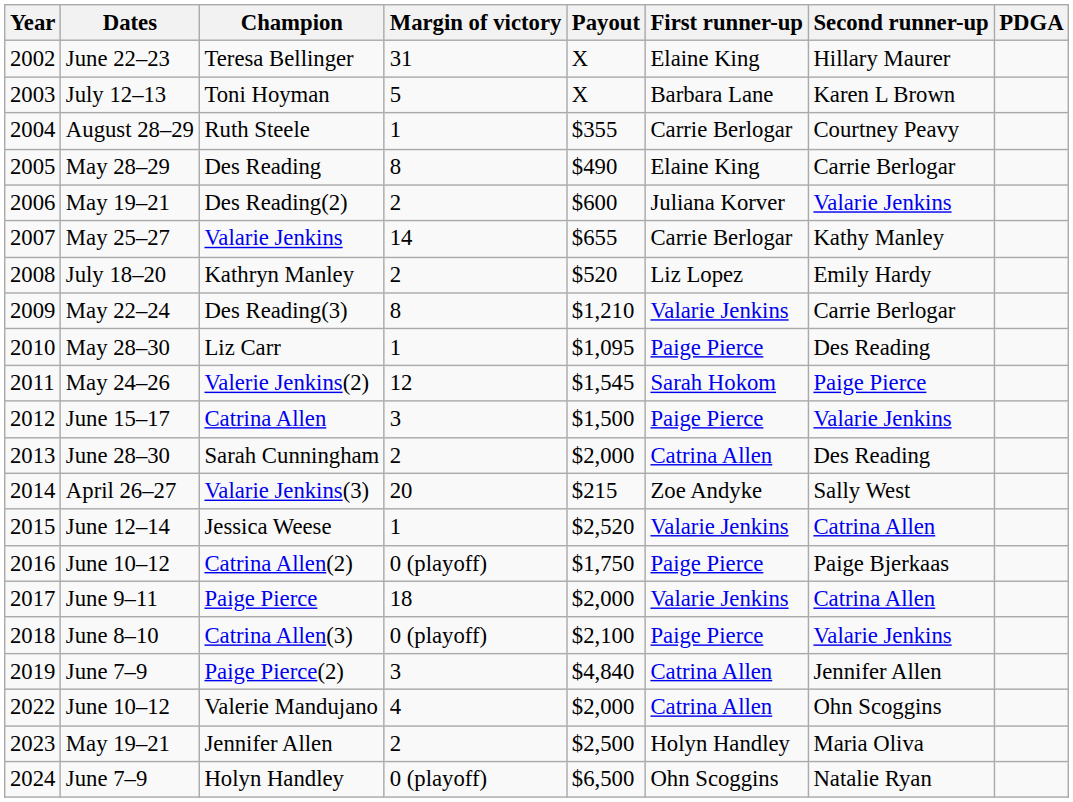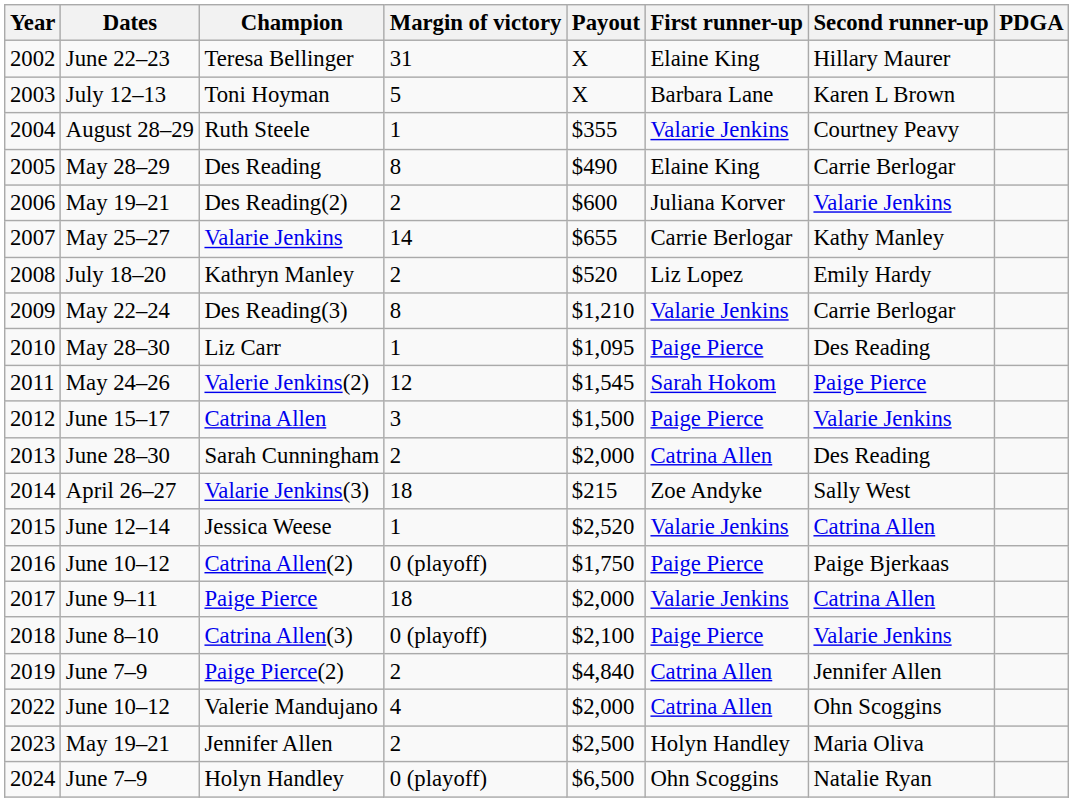(721, 130) Carrie Berlogar -> (720, 130) Valarie Jenkins
(401, 490) 20 -> (401, 490) 18
(395, 671) 3 -> (395, 671) 2
